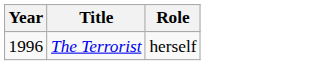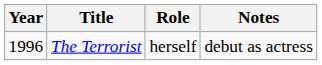+ column: (259, 18)
